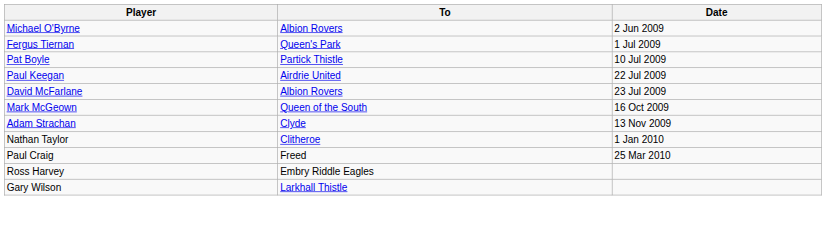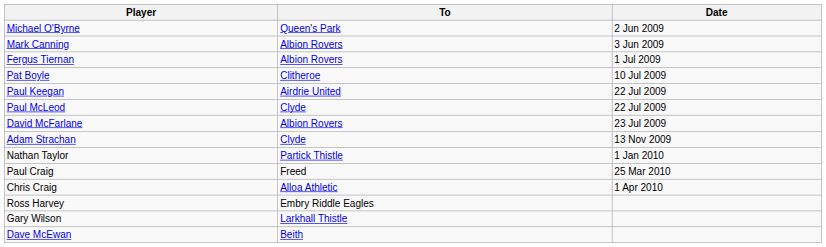(311, 28) Albion Rovers -> (310, 28) Queen's Park
+ row: (38, 44)
(310, 44) Queen's Park -> (311, 60) Albion Rovers
(312, 60) Partick Thistle -> (300, 76) Clitheroe
+ row: (36, 108)
- row: (42, 108)
(300, 140) Clitheroe -> (312, 155) Partick Thistle
+ row: (32, 187)
+ row: (39, 235)
